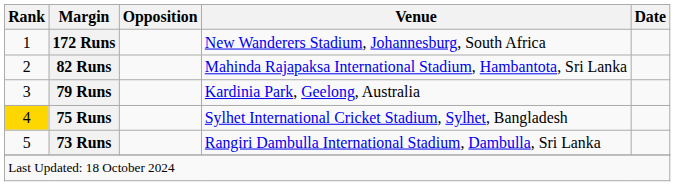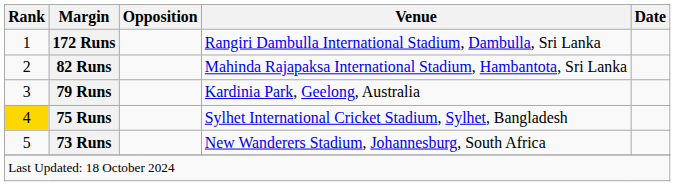(375, 42) New Wanderers Stadium, Johannesburg, South Africa -> (403, 42) Rangiri Dambulla International Stadium, Dambulla, Sri Lanka
(403, 142) Rangiri Dambulla International Stadium, Dambulla, Sri Lanka -> (375, 142) New Wanderers Stadium, Johannesburg, South Africa
